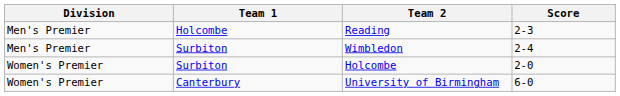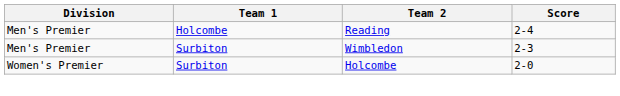(524, 30) 2-3 -> (524, 30) 2-4
(524, 48) 2-4 -> (524, 48) 2-3
- row: (422, 83)
